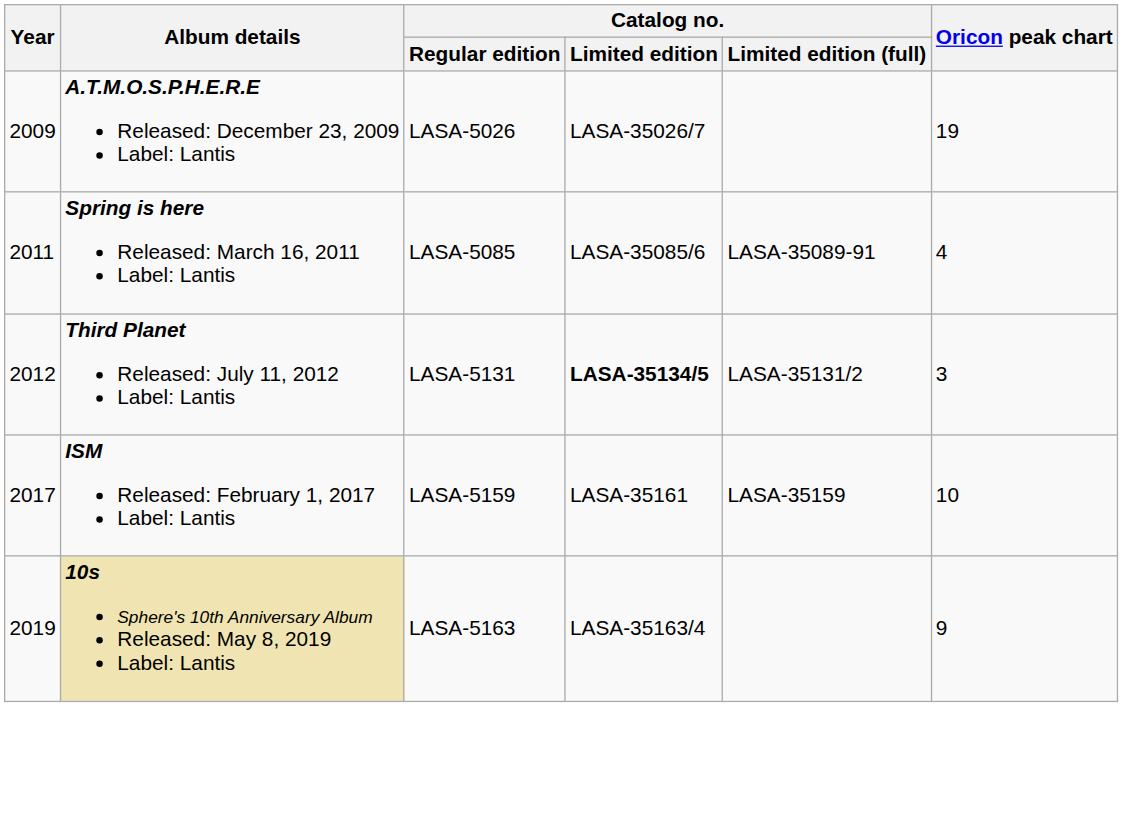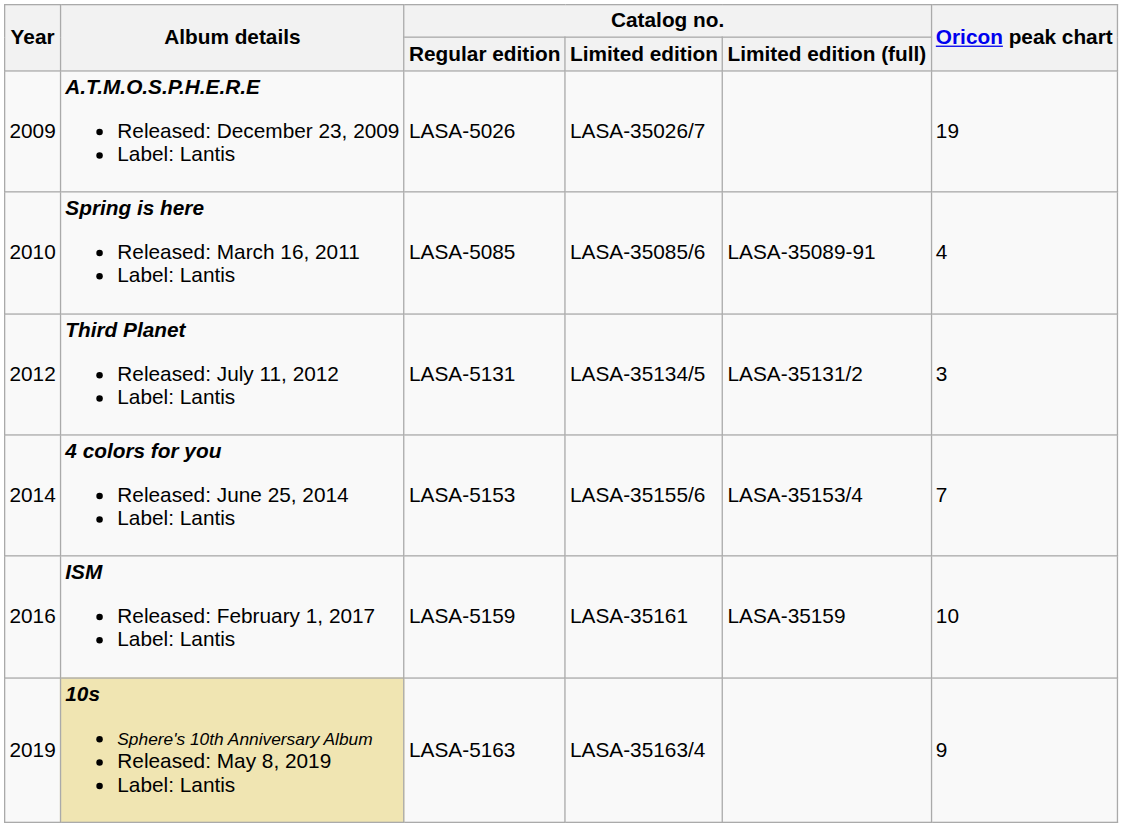(32, 252) 2011 -> (33, 252) 2010
(639, 373) bold -> (638, 373) normal
+ row: (232, 485)
(33, 495) 2017 -> (33, 616) 2016
